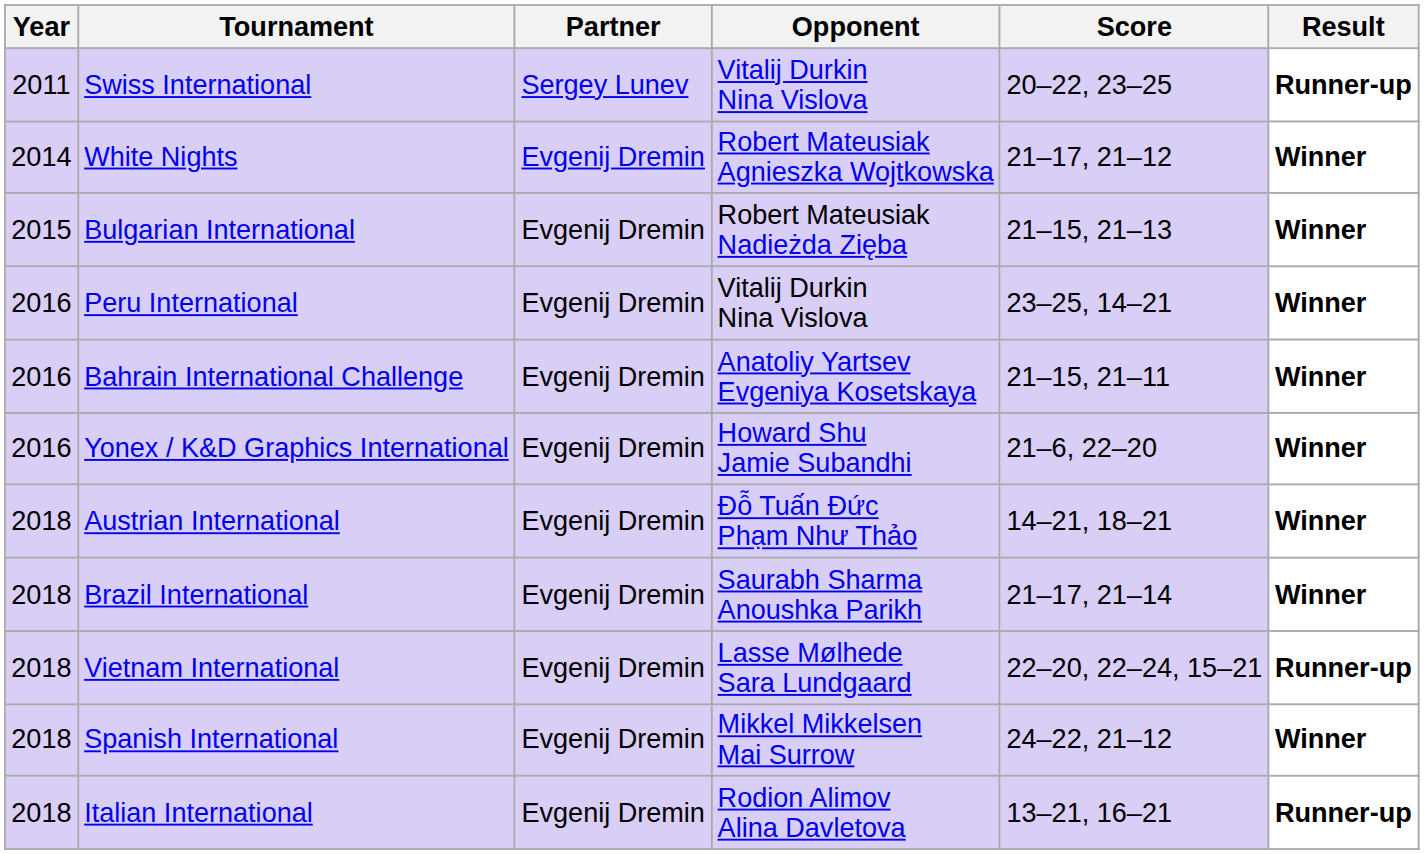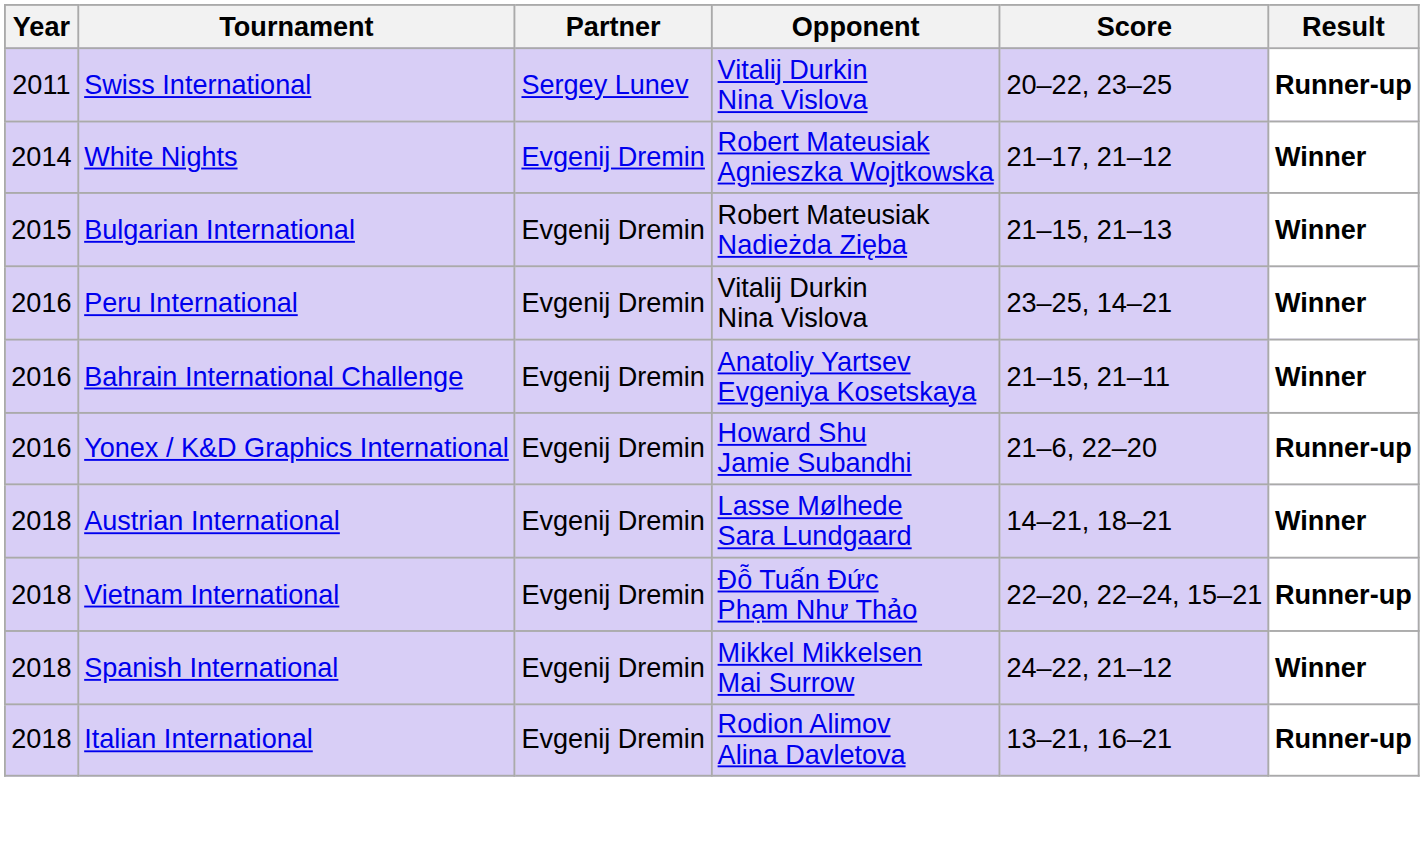(1321, 449) Winner -> (1343, 449) Runner-up
(817, 522) Đỗ Tuấn Đức Phạm Như Thảo -> (815, 522) Lasse Mølhede Sara Lundgaard
- row: (196, 594)
(815, 667) Lasse Mølhede Sara Lundgaard -> (817, 594) Đỗ Tuấn Đức Phạm Như Thảo
